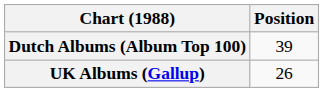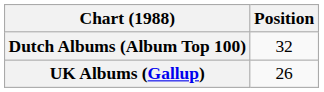(284, 45) 39 -> (284, 45) 32
